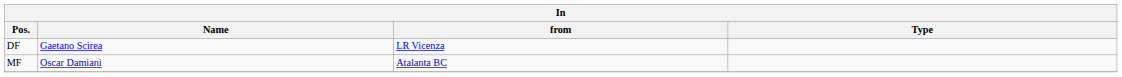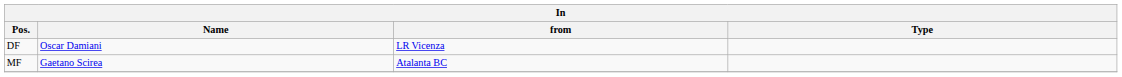(71, 47) Gaetano Scirea -> (71, 47) Oscar Damiani
(71, 63) Oscar Damiani -> (71, 63) Gaetano Scirea
